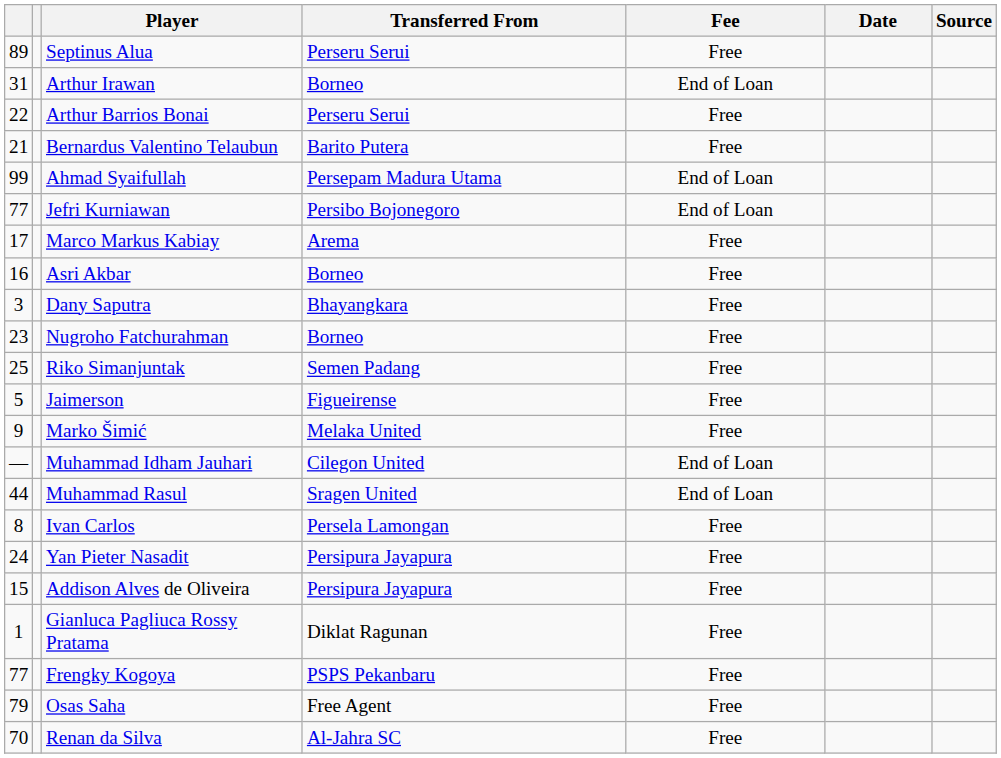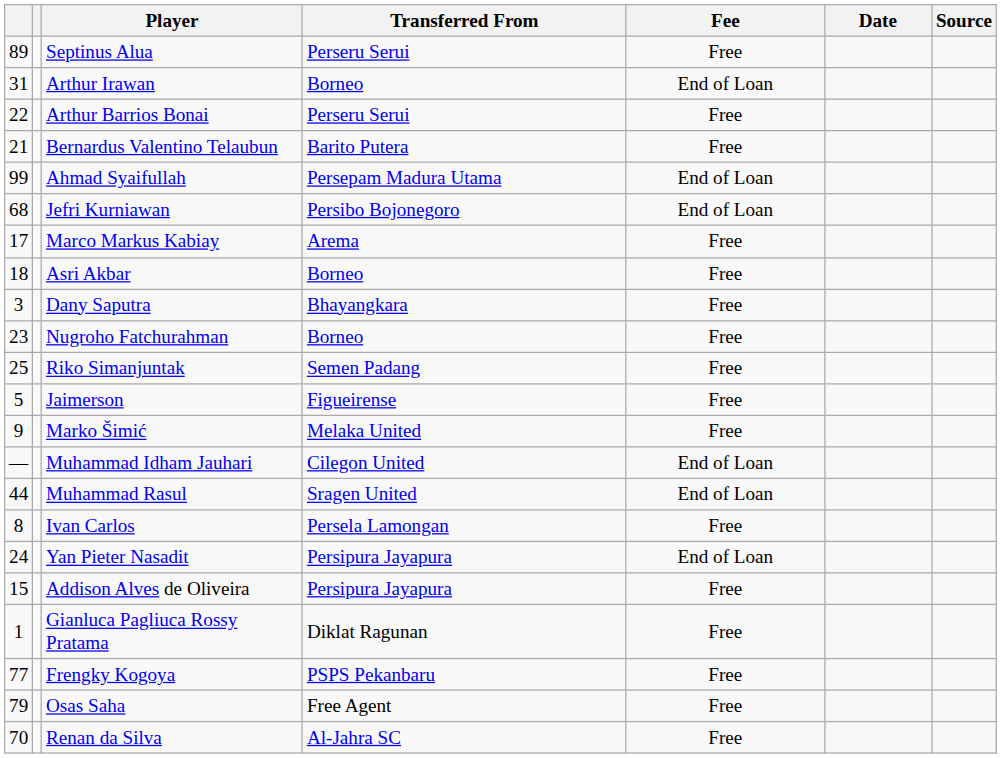(19, 209) 77 -> (19, 209) 68
(19, 273) 16 -> (19, 273) 18
(725, 557) Free -> (725, 557) End of Loan
